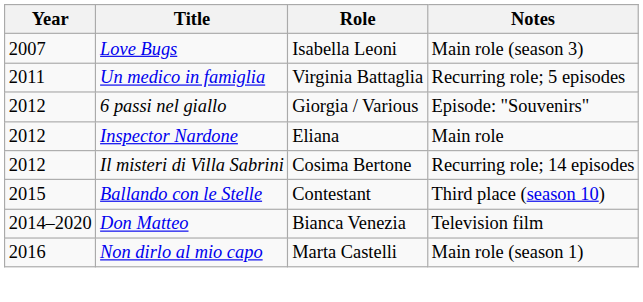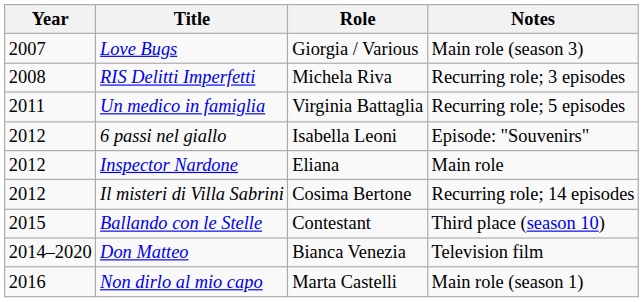(345, 48) Isabella Leoni -> (355, 48) Giorgia / Various
+ row: (178, 77)
(355, 106) Giorgia / Various -> (345, 135) Isabella Leoni
